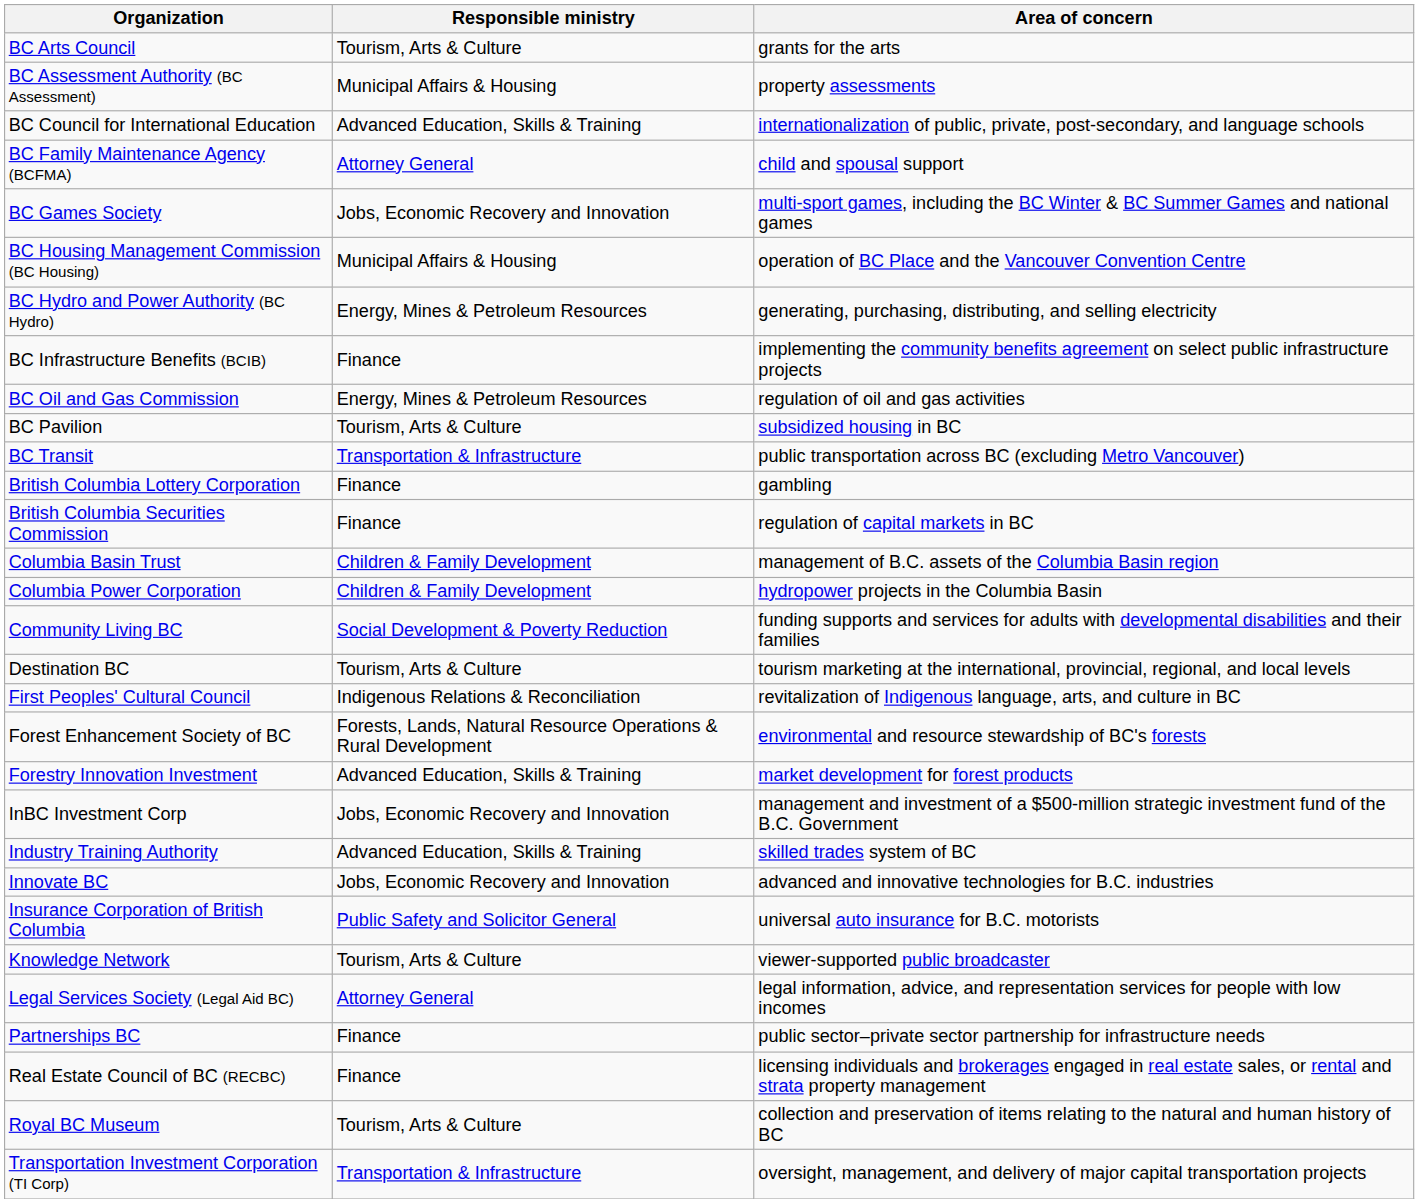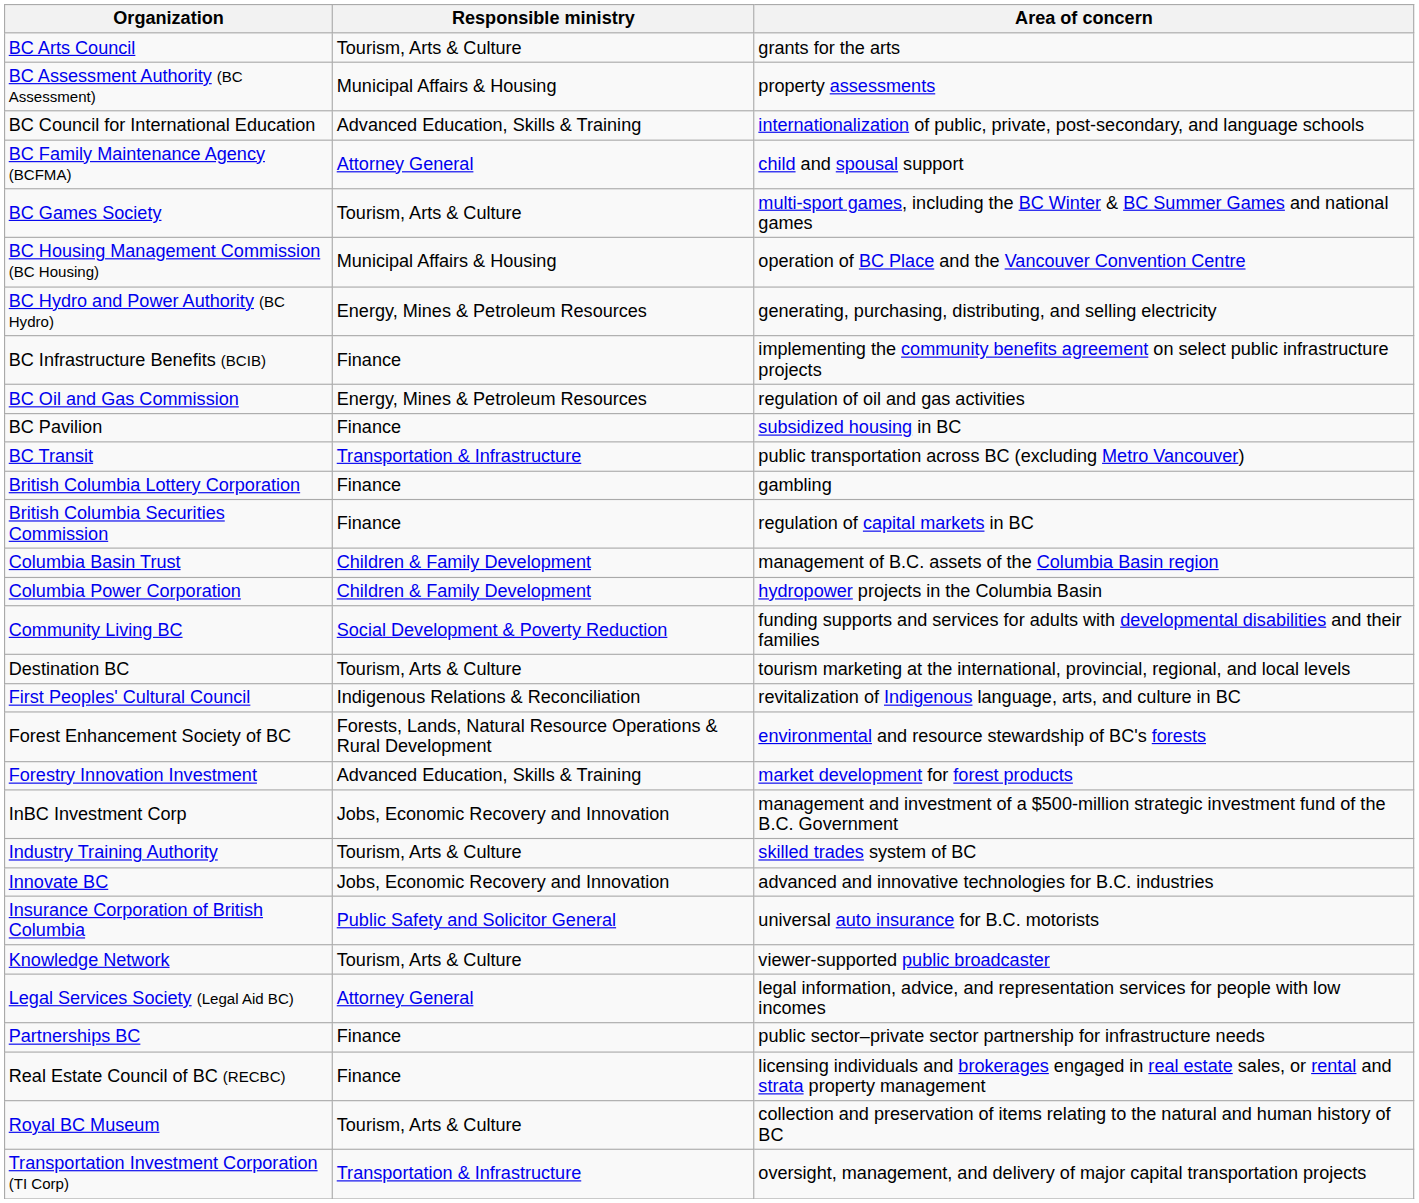(503, 213) Jobs, Economic Recovery and Innovation -> (429, 213) Tourism, Arts & Culture
(429, 427) Tourism, Arts & Culture -> (369, 427) Finance
(489, 853) Advanced Education, Skills & Training -> (429, 853) Tourism, Arts & Culture
